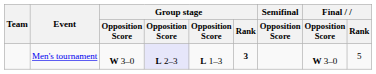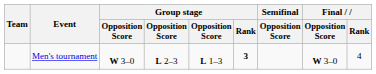(167, 62) lavender background -> (167, 62) no background
(359, 56) 5 -> (359, 56) 4
